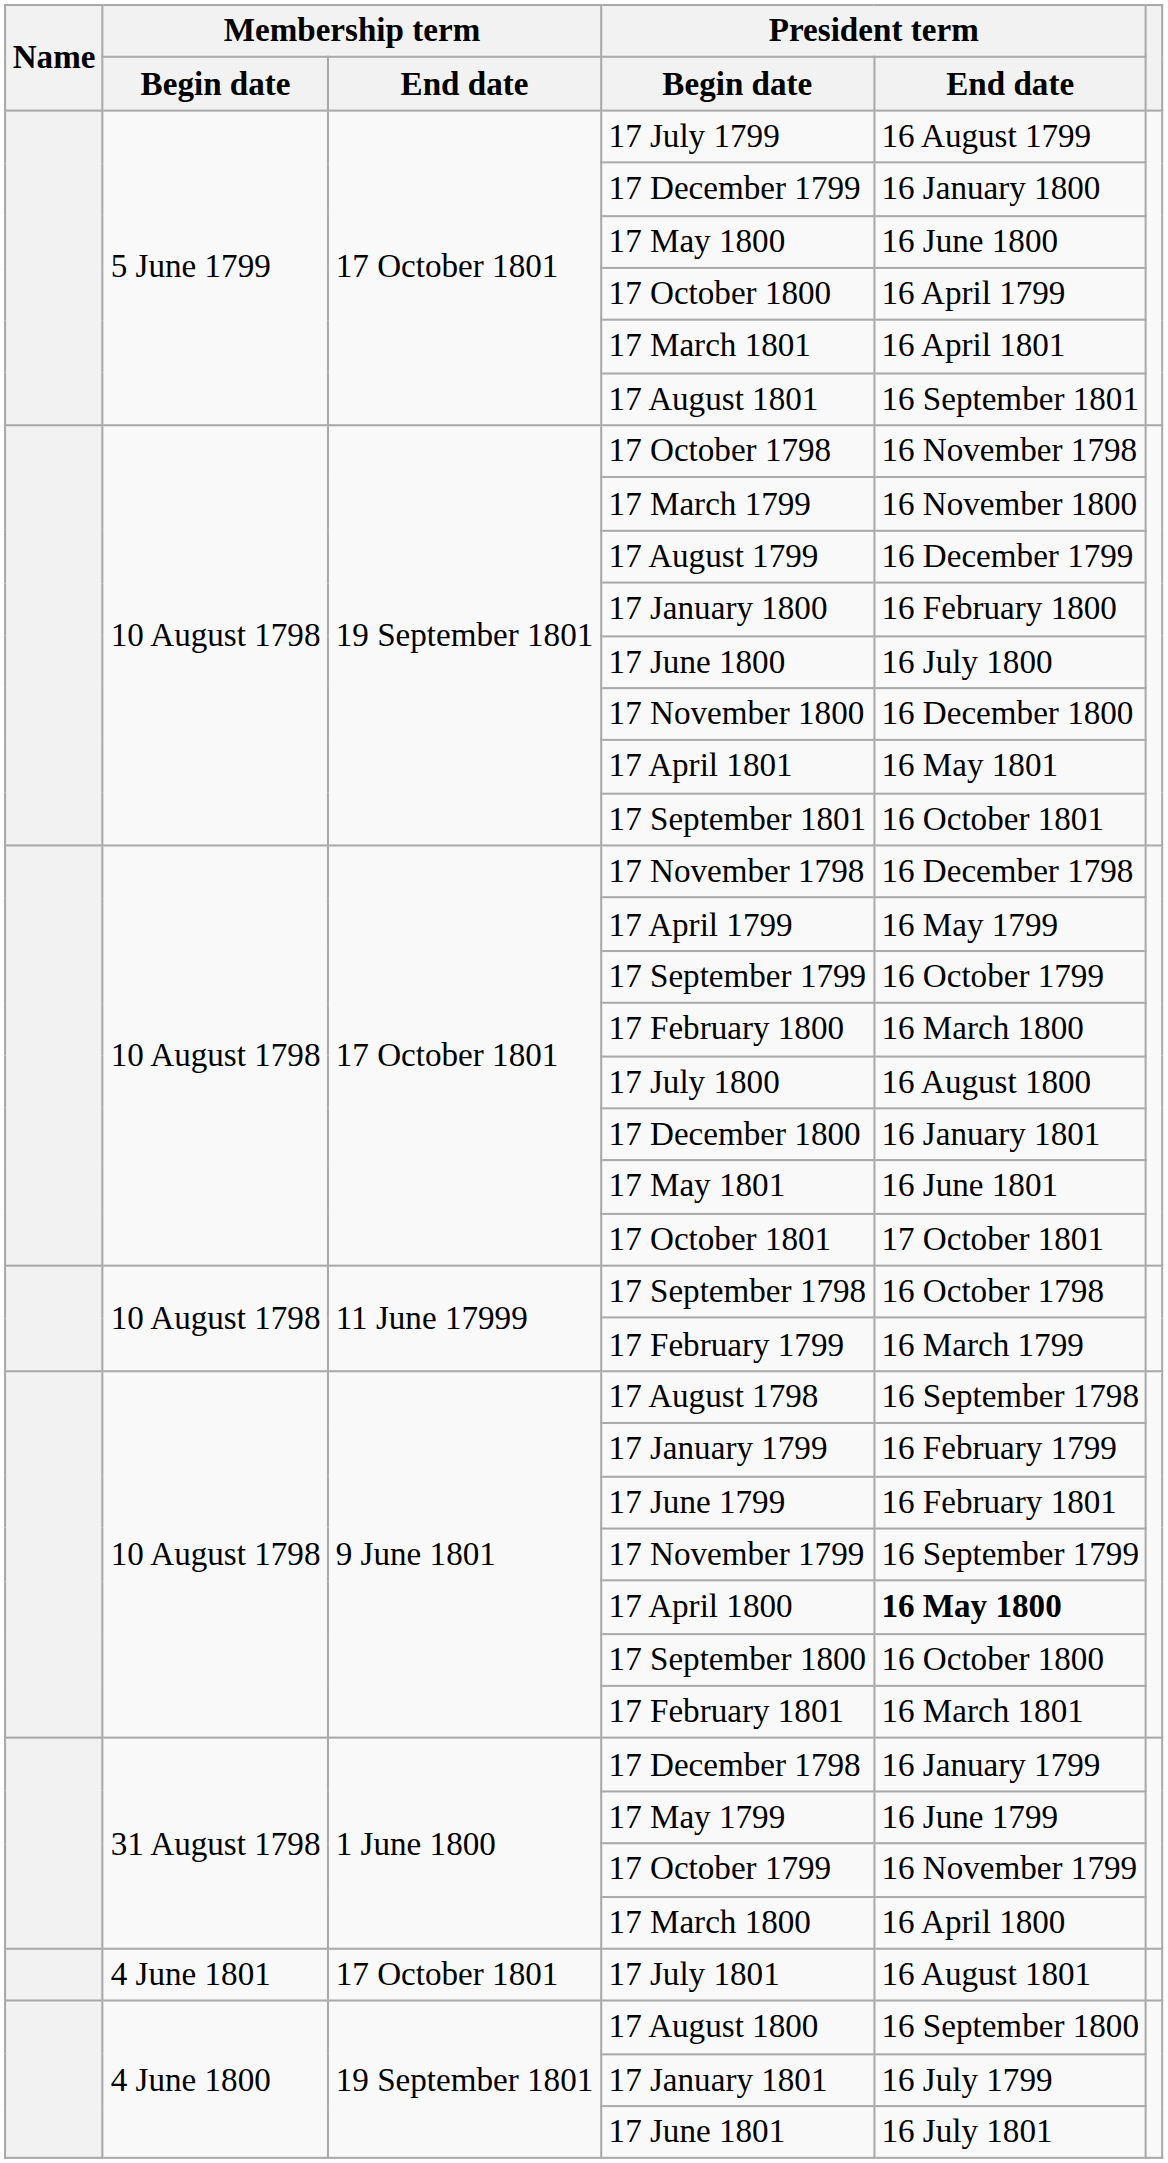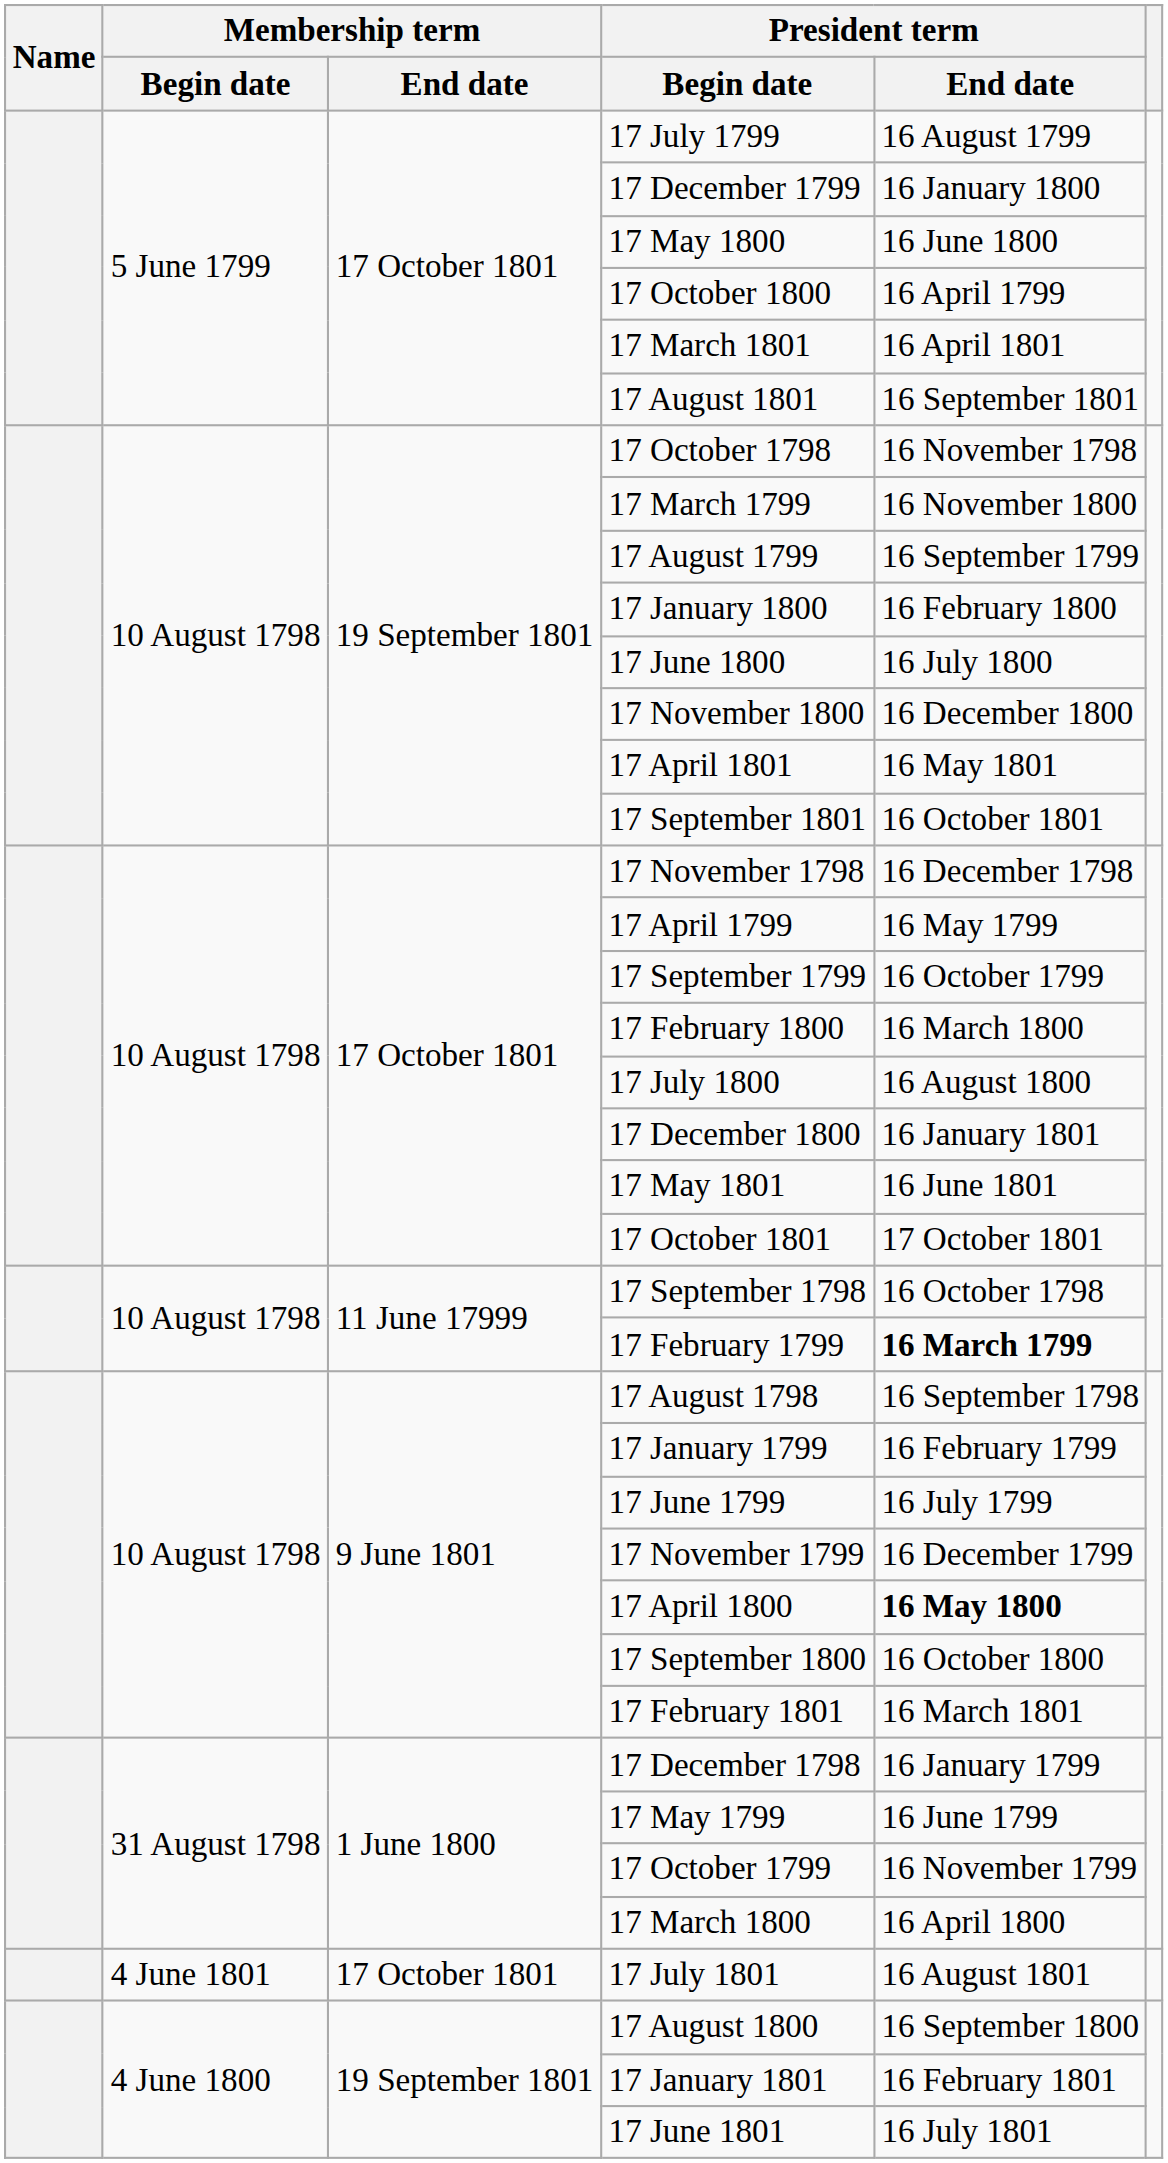(1007, 556) 16 December 1799 -> (1010, 556) 16 September 1799
(983, 1343) normal -> (987, 1343) bold
(999, 1501) 16 February 1801 -> (967, 1501) 16 July 1799
(1010, 1554) 16 September 1799 -> (1007, 1554) 16 December 1799
(967, 2079) 16 July 1799 -> (999, 2079) 16 February 1801
